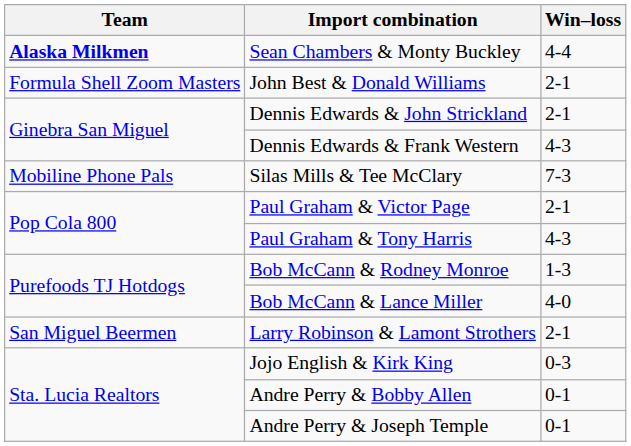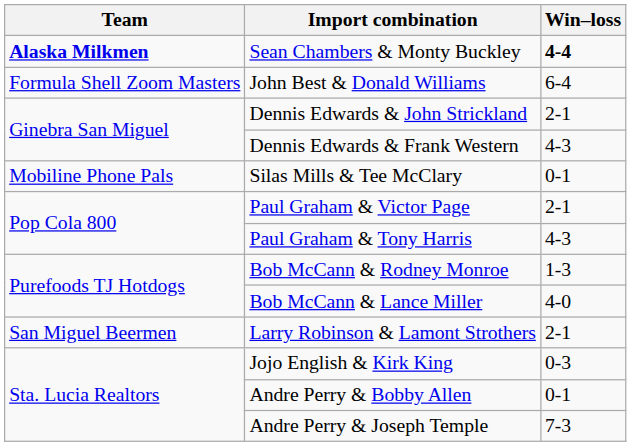(558, 51) normal -> (558, 51) bold
(558, 82) 2-1 -> (558, 82) 6-4
(558, 176) 7-3 -> (558, 176) 0-1
(558, 425) 0-1 -> (558, 425) 7-3
